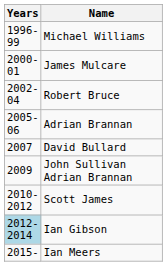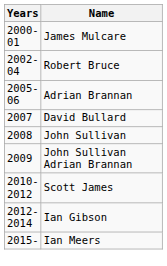- row: (94, 36)
+ row: (85, 135)
(23, 229) lightblue background -> (23, 217) no background
